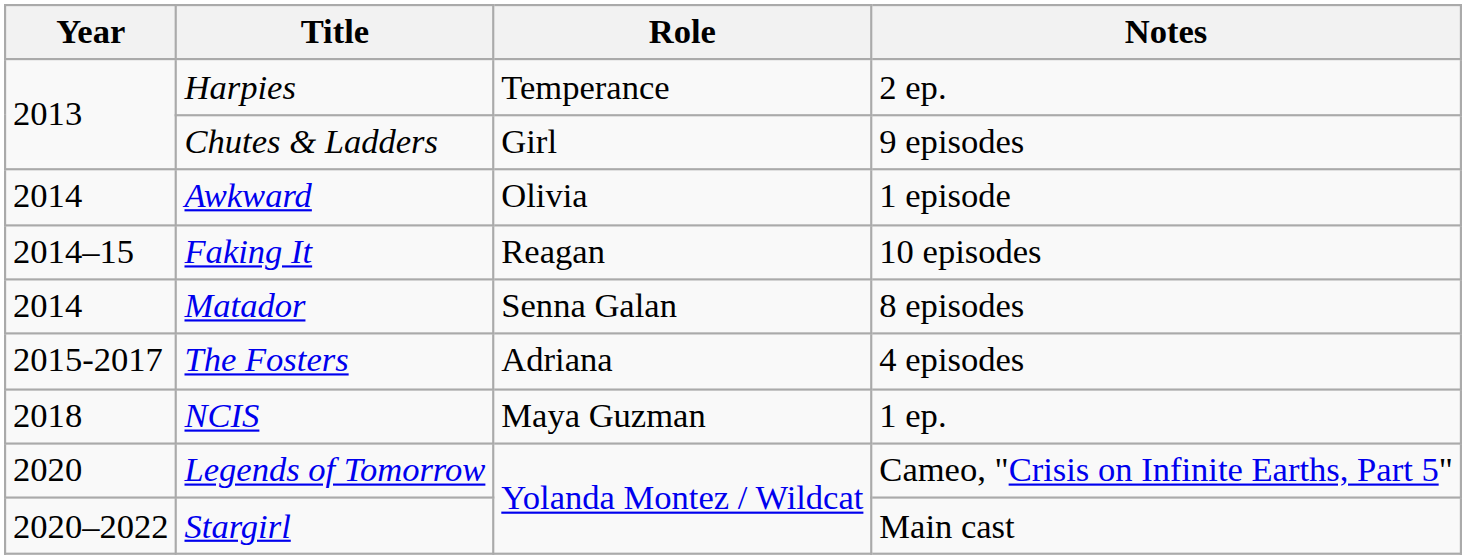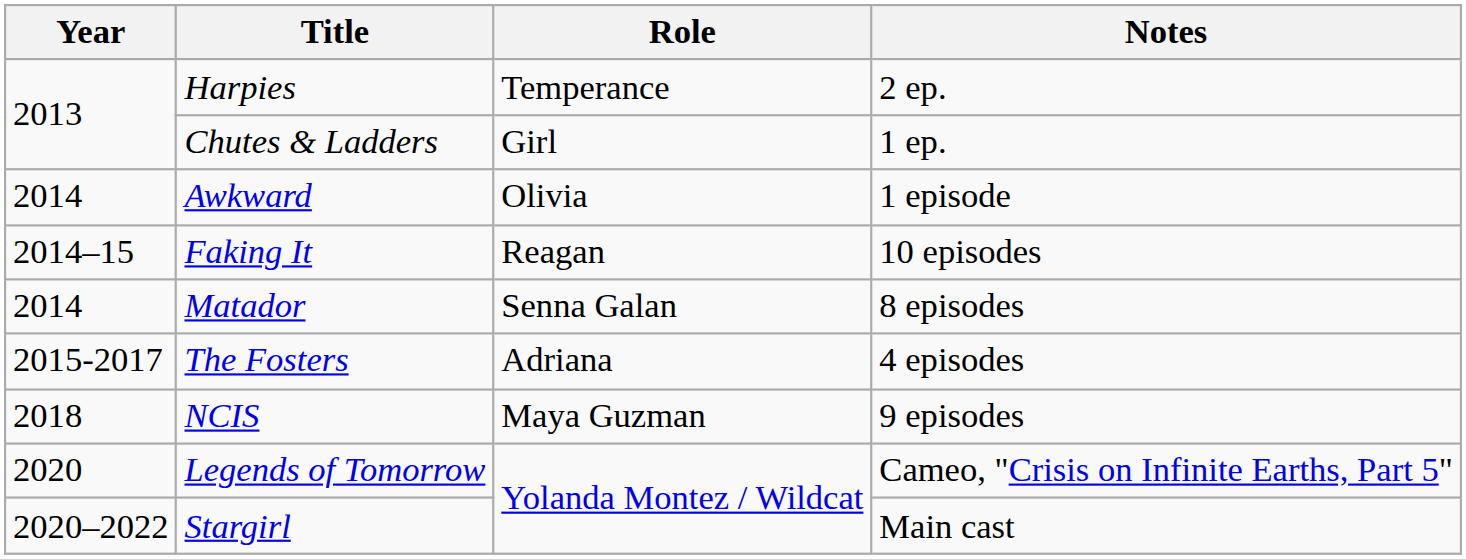(952, 141) 9 episodes -> (913, 141) 1 ep.
(913, 415) 1 ep. -> (952, 415) 9 episodes
